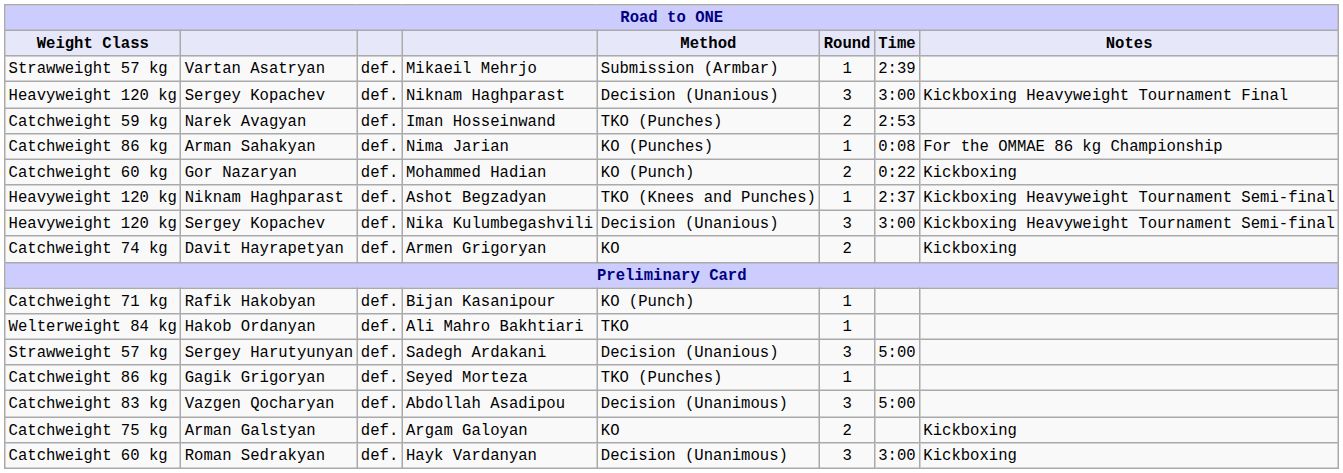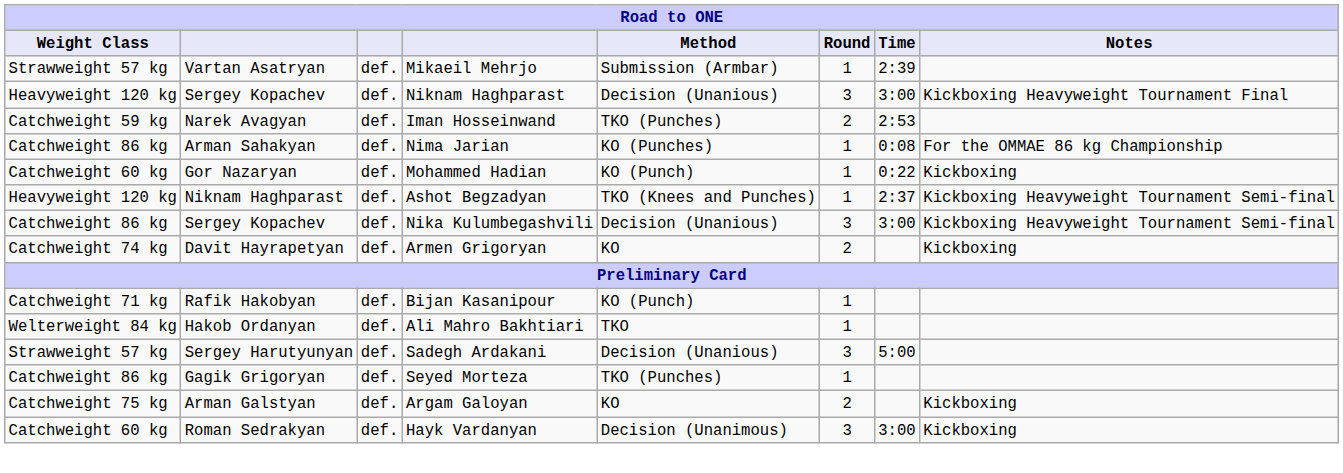(847, 172) 2 -> (847, 172) 1
(93, 224) Heavyweight 120 kg -> (88, 224) Catchweight 86 kg
- row: (486, 404)
